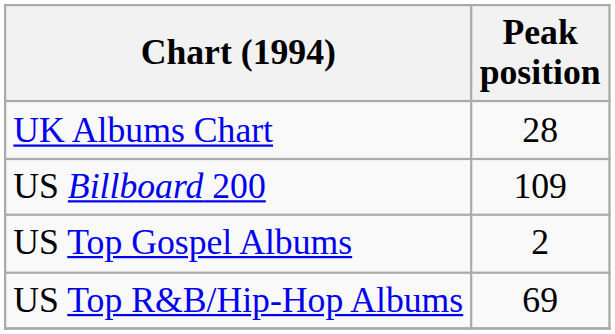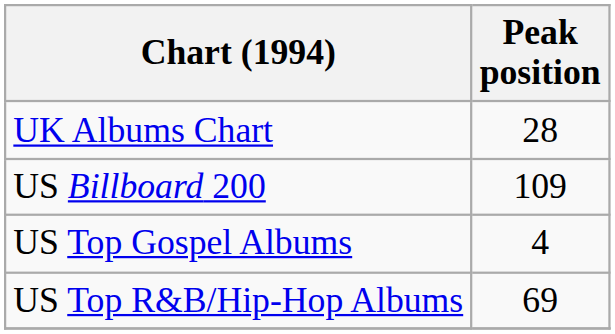(540, 242) 2 -> (540, 242) 4
